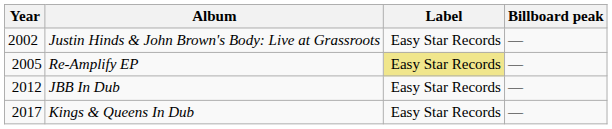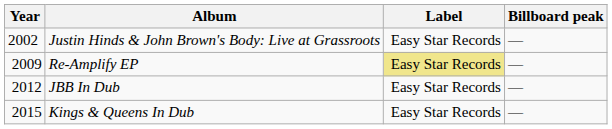(25, 64) 2005 -> (25, 64) 2009
(25, 111) 2017 -> (25, 111) 2015
